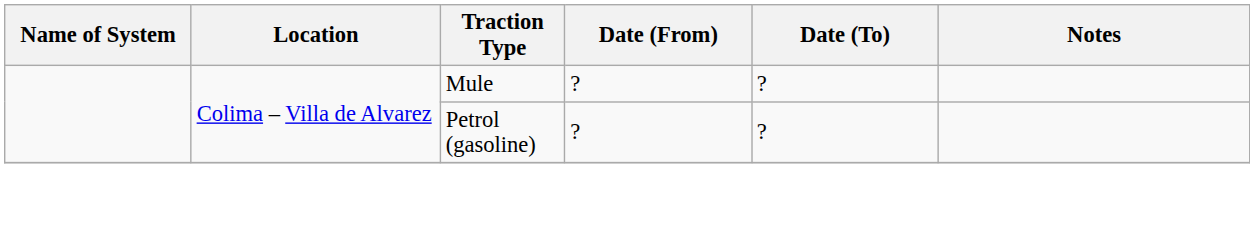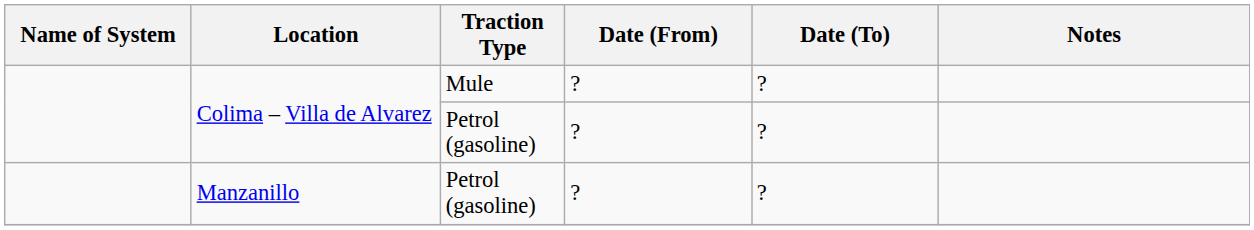+ row: (248, 193)
